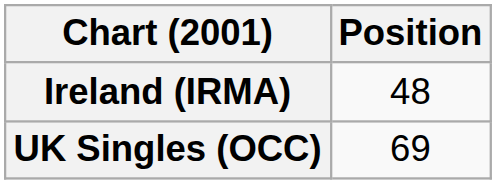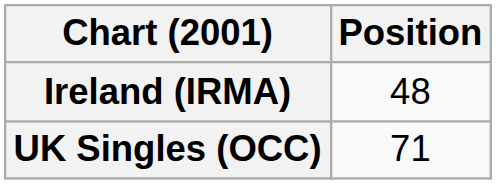(410, 149) 69 -> (410, 149) 71
